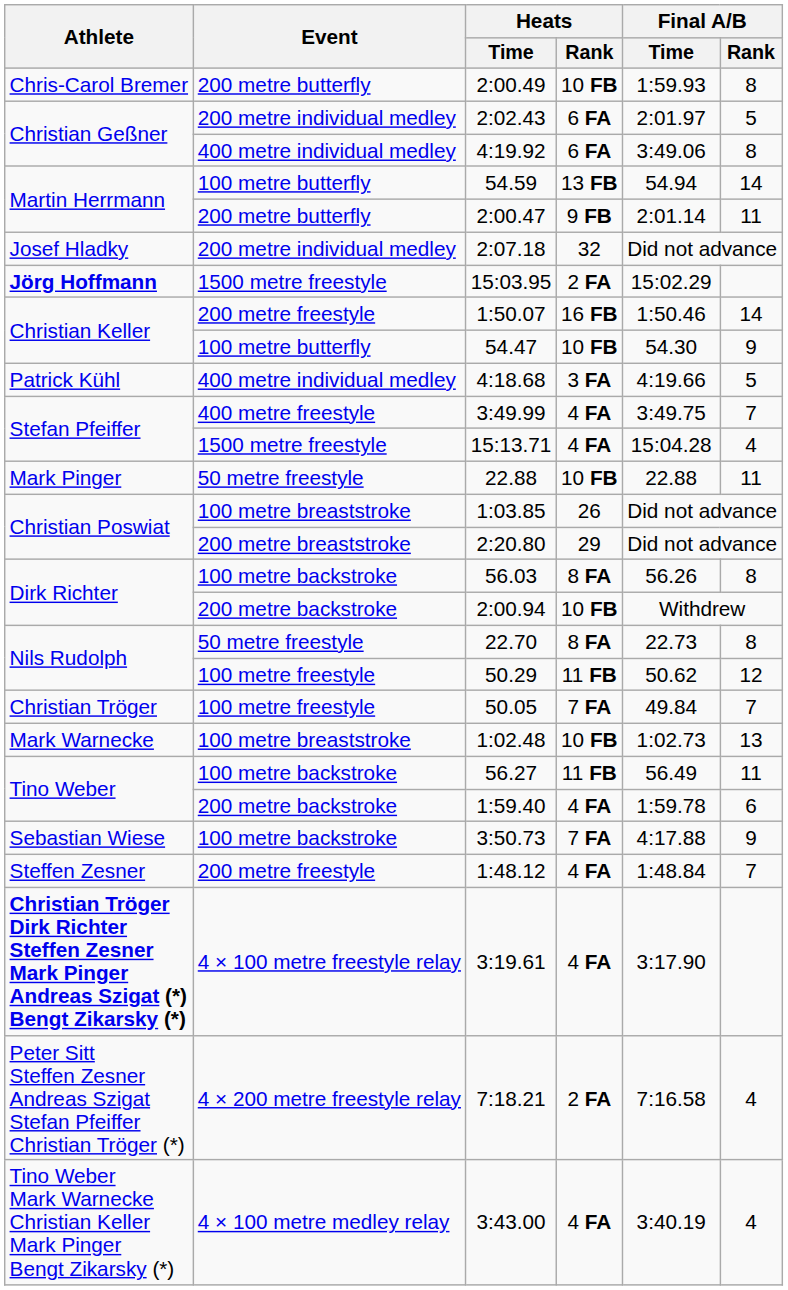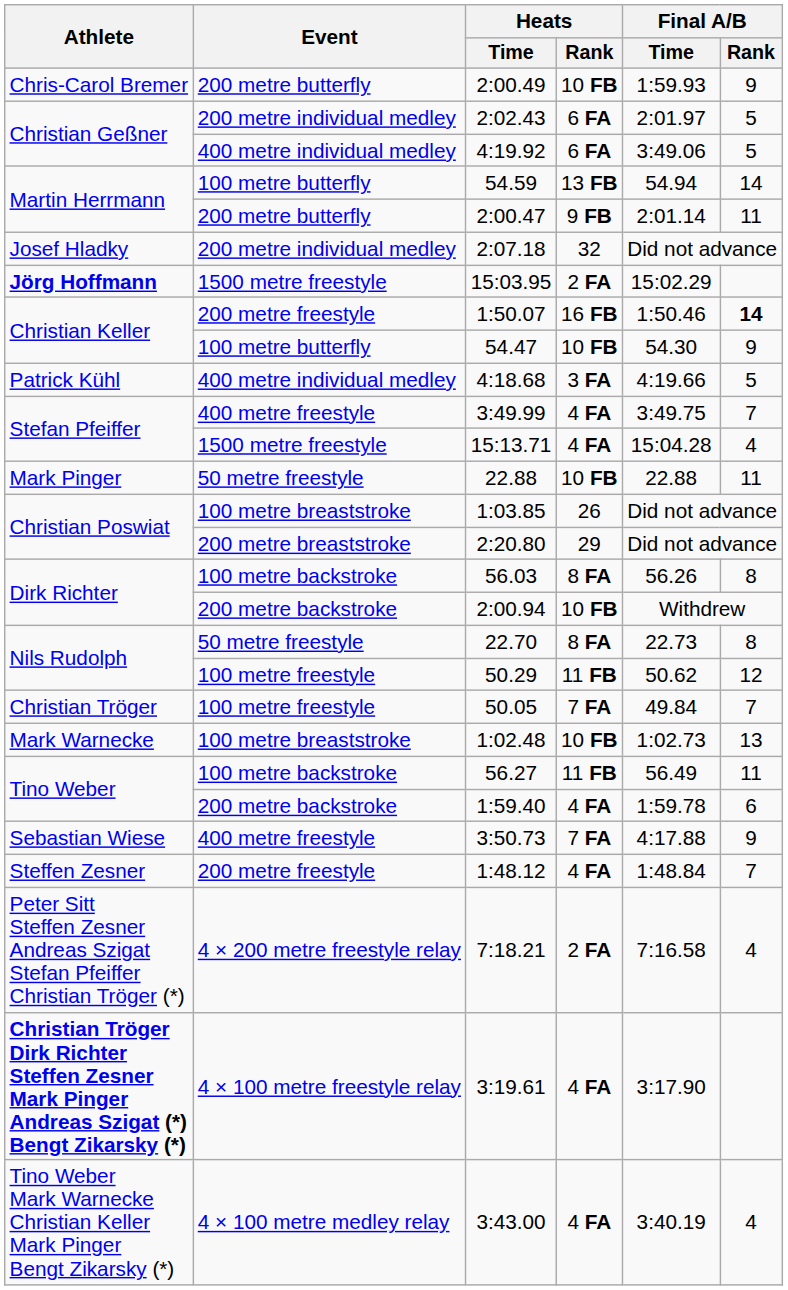(751, 85) 8 -> (751, 85) 9
(751, 151) 8 -> (751, 151) 5
(751, 314) normal -> (751, 314) bold
(297, 839) 100 metre backstroke -> (286, 839) 400 metre freestyle
rows swapped: (511, 962) <-> (511, 1098)
